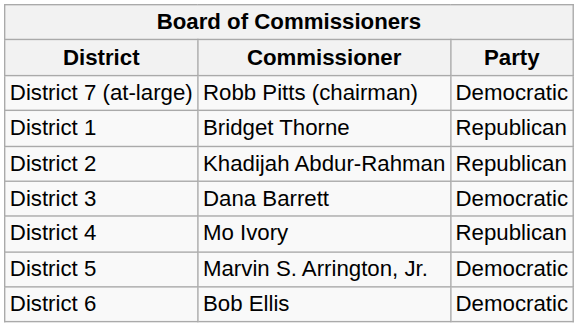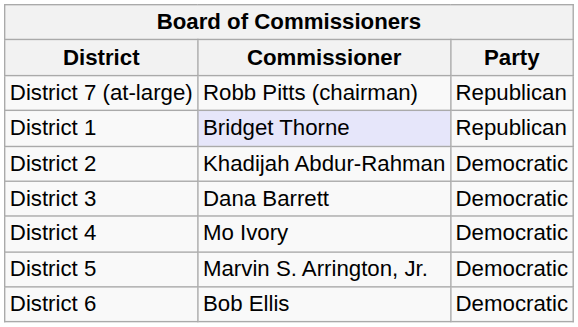(512, 92) Democratic -> (511, 92) Republican
(276, 127) no background -> (276, 127) lavender background
(511, 163) Republican -> (512, 163) Democratic
(511, 233) Republican -> (512, 233) Democratic
